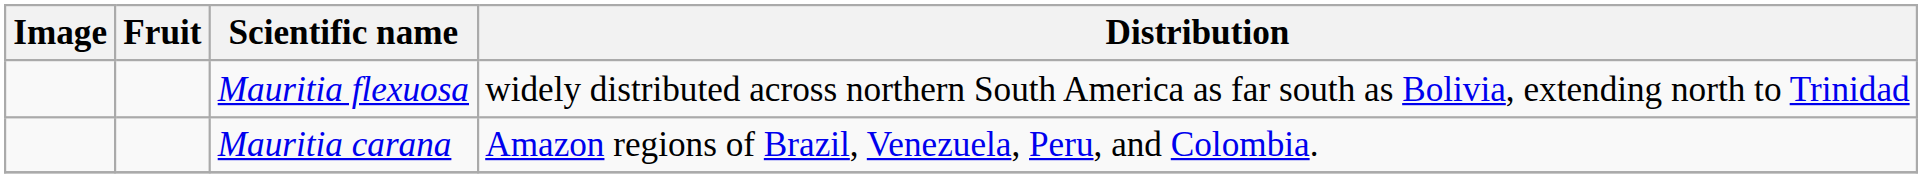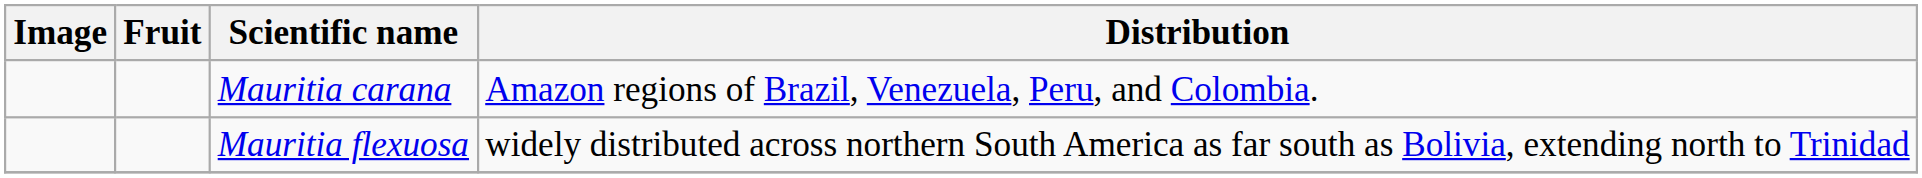rows swapped: (343, 88) <-> (335, 144)
